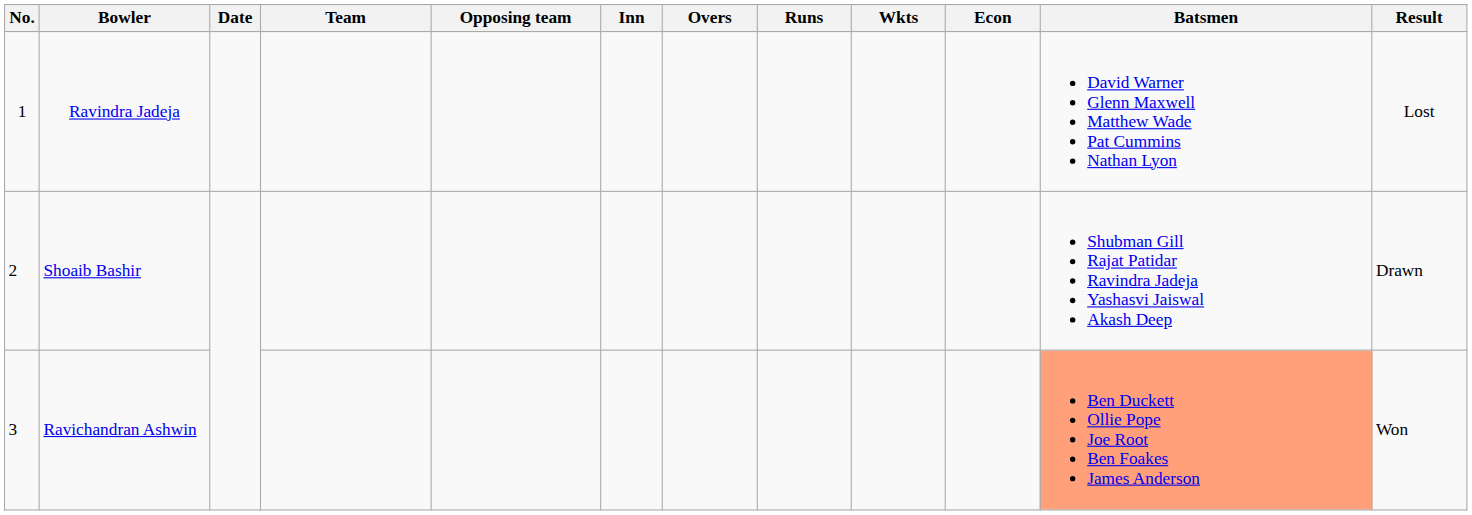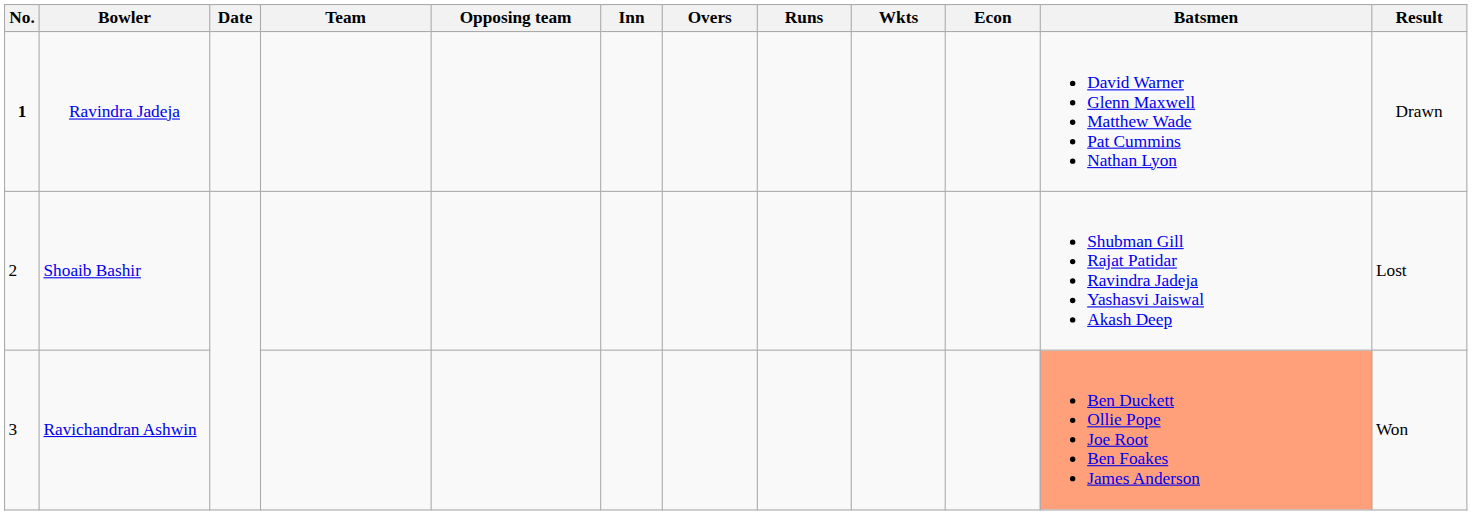(22, 111) normal -> (22, 111) bold
(1419, 111) Lost -> (1419, 111) Drawn
(1399, 270) Drawn -> (1391, 270) Lost
